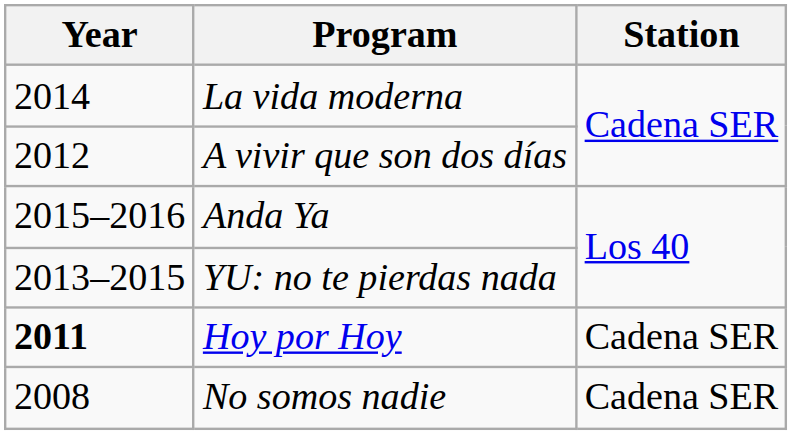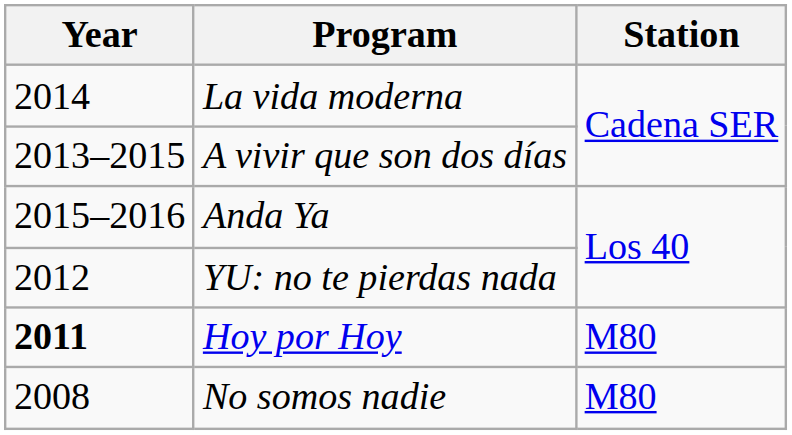(52, 155) 2012 -> (100, 155) 2013–2015
(100, 276) 2013–2015 -> (52, 276) 2012
(681, 336) Cadena SER -> (621, 336) M80
(681, 397) Cadena SER -> (621, 397) M80
